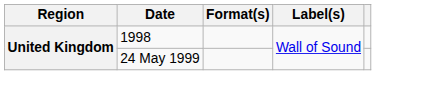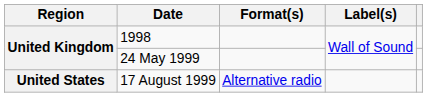+ row: (168, 80)
